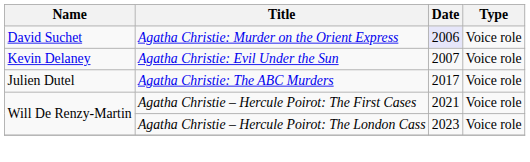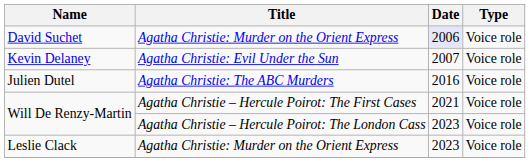(446, 80) 2017 -> (446, 80) 2016
+ row: (42, 146)
